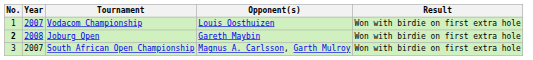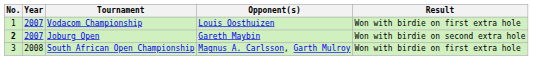(34, 37) 2008 -> (34, 37) 2007
(438, 37) Won with birdie on first extra hole -> (440, 37) Won with birdie on second extra hole
(34, 49) 2007 -> (34, 49) 2008
